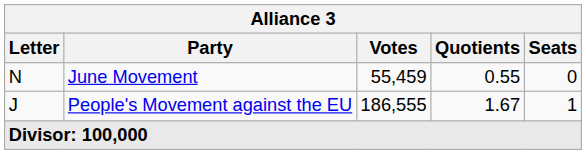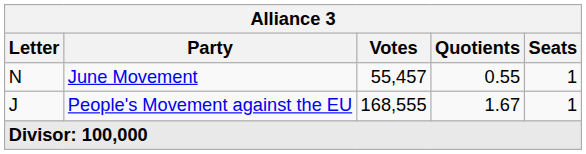(399, 76) 55,459 -> (399, 76) 55,457
(572, 76) 0 -> (572, 76) 1
(394, 105) 186,555 -> (394, 105) 168,555
